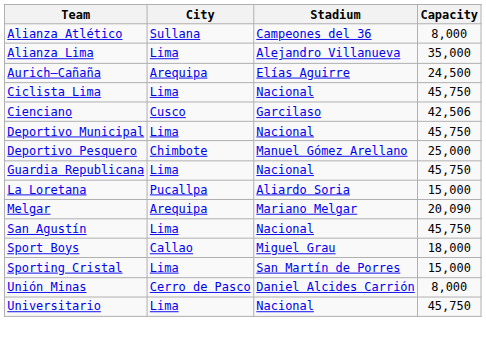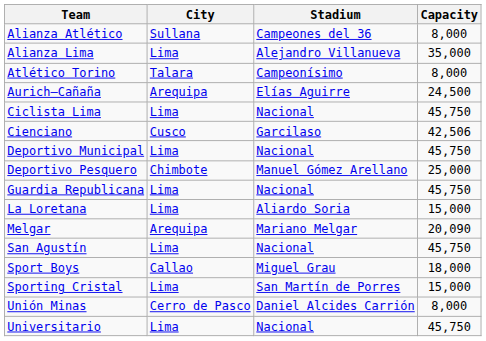+ row: (61, 73)
(179, 190) Pucallpa -> (164, 209) Lima
